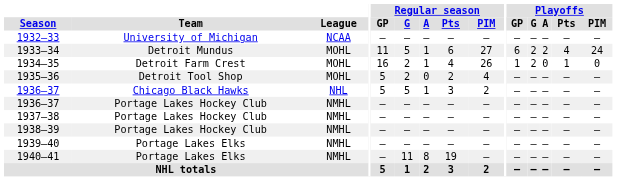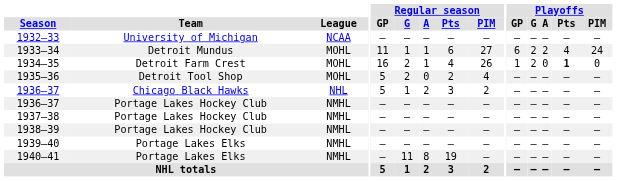(407, 50) 5 -> (407, 50) 1
(566, 64) normal -> (566, 64) bold
(407, 90) 5 -> (407, 90) 1
(426, 90) 1 -> (426, 90) 2
